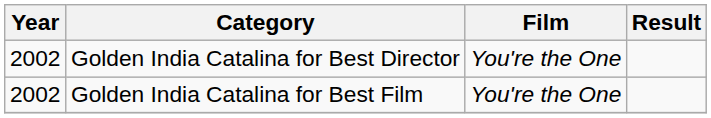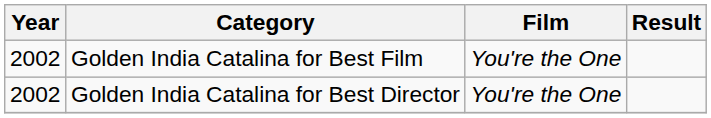rows swapped: (265, 58) <-> (247, 94)
